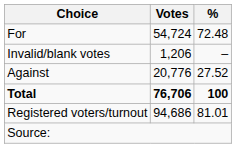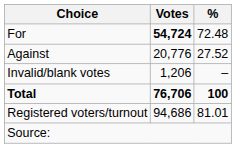(172, 34) normal -> (172, 34) bold
rows swapped: (28, 73) <-> (59, 53)
